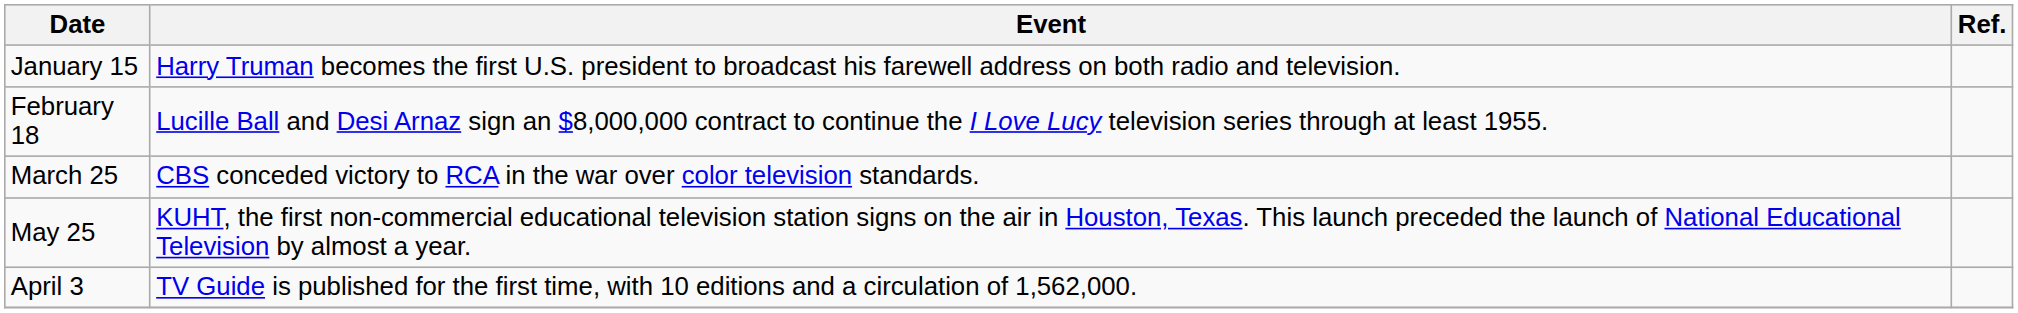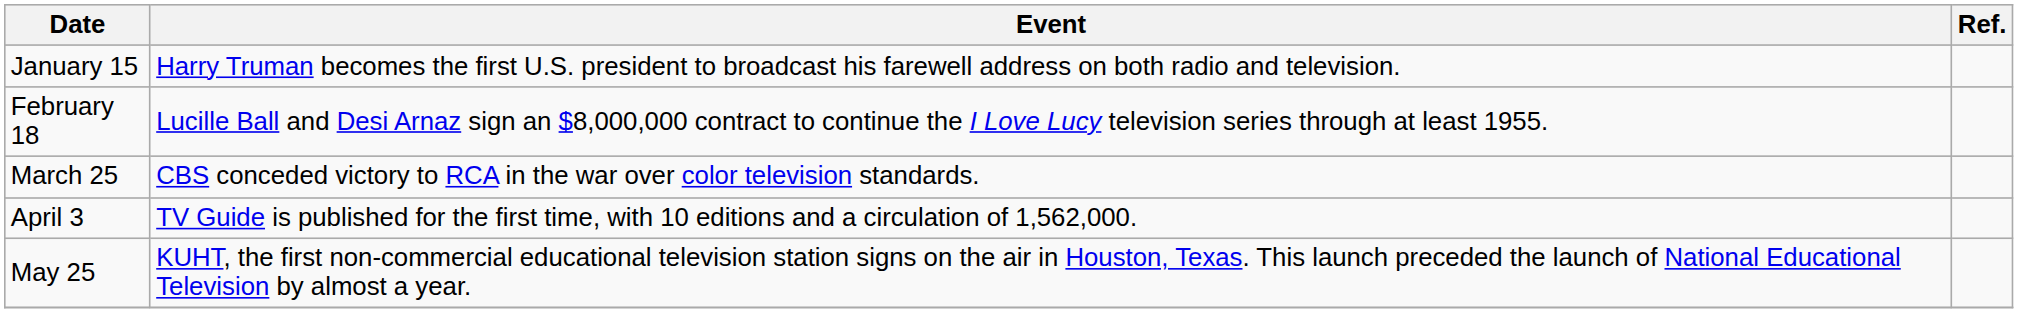rows swapped: (47, 287) <-> (53, 231)
